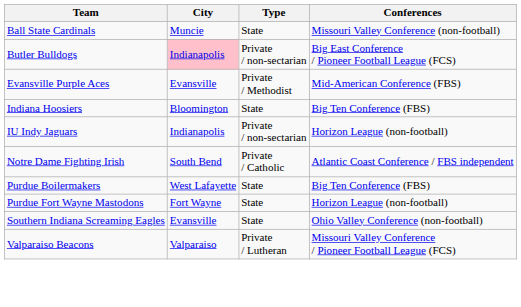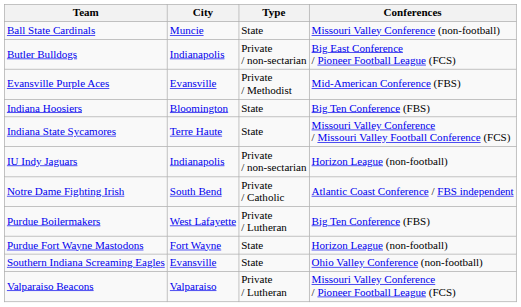(197, 54) pink background -> (197, 54) no background
+ row: (61, 131)
(252, 185) State -> (264, 221) Private / Lutheran
